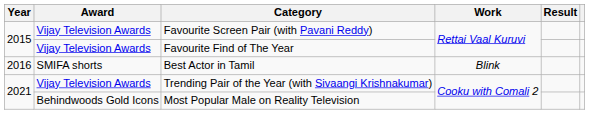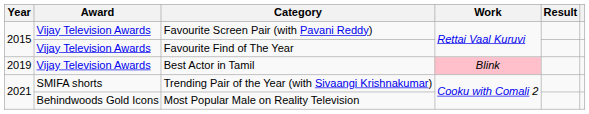(19, 65) 2016 -> (19, 65) 2019
(69, 65) SMIFA shorts -> (94, 65) Vijay Television Awards
(488, 65) no background -> (488, 65) pink background
(94, 83) Vijay Television Awards -> (69, 83) SMIFA shorts
